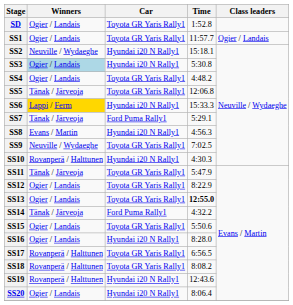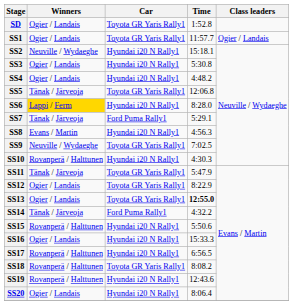(54, 64) lightblue background -> (54, 64) no background
(146, 78) Toyota GR Yaris Rally1 -> (143, 78) Hyundai i20 N Rally1
(202, 105) 15:33.3 -> (202, 105) 8:28.0
(54, 226) Ogier / Landais -> (66, 226) Rovanperä / Halttunen
(146, 226) Toyota GR Yaris Rally1 -> (143, 226) Hyundai i20 N Rally1
(202, 239) 8:28.0 -> (202, 239) 15:33.3
(146, 253) Toyota GR Yaris Rally1 -> (143, 253) Hyundai i20 N Rally1
